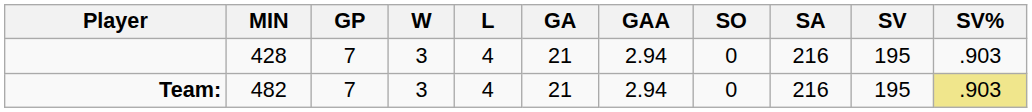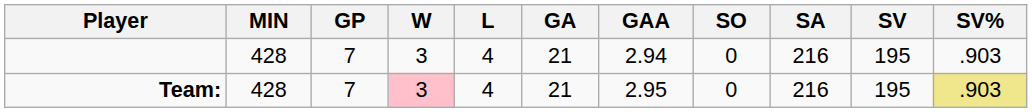(269, 90) 482 -> (269, 90) 428
(421, 90) no background -> (421, 90) pink background
(646, 90) 2.94 -> (646, 90) 2.95
